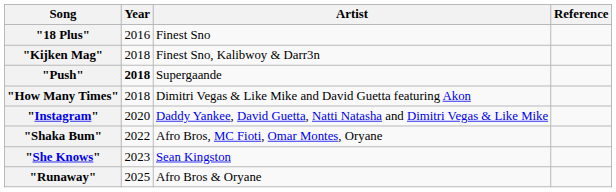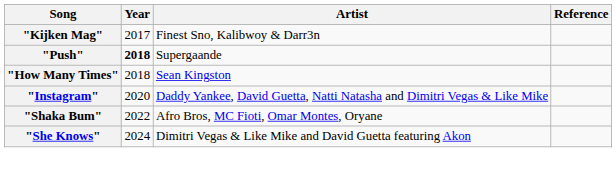- row: (63, 34)
(137, 55) 2018 -> (137, 34) 2017
(313, 95) Dimitri Vegas & Like Mike and David Guetta featuring Akon -> (193, 75) Sean Kingston
(137, 156) 2023 -> (137, 136) 2024
(193, 156) Sean Kingston -> (313, 136) Dimitri Vegas & Like Mike and David Guetta featuring Akon
- row: (63, 177)
